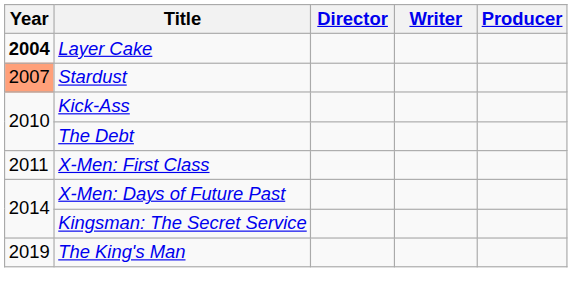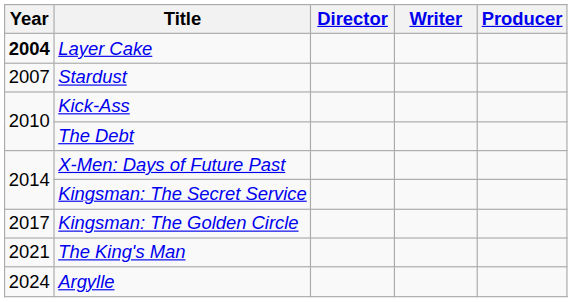(29, 77) lightsalmon background -> (29, 77) no background
- row: (134, 164)
+ row: (178, 223)
(29, 252) 2019 -> (29, 252) 2021
+ row: (86, 281)
